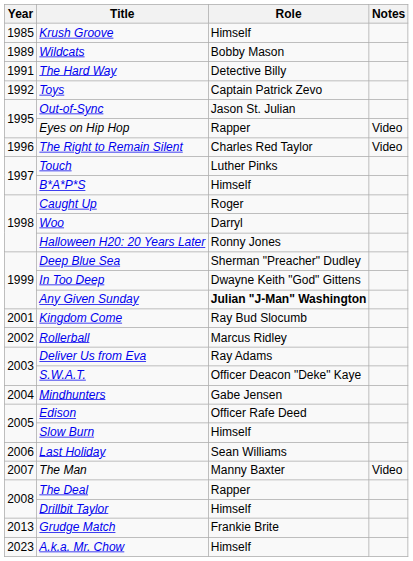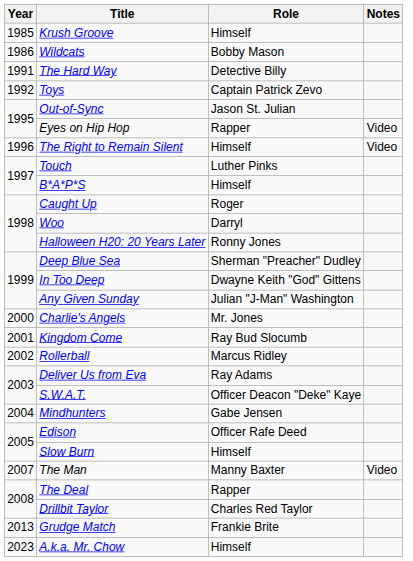(20, 52) 1989 -> (20, 52) 1986
(262, 147) Charles Red Taylor -> (231, 147) Himself
(289, 299) bold -> (282, 299) normal
+ row: (82, 318)
- row: (72, 451)
(231, 508) Himself -> (262, 508) Charles Red Taylor
